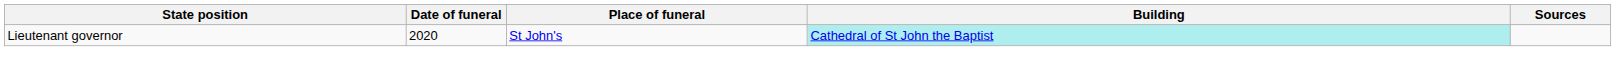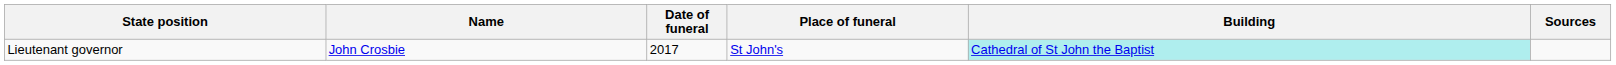+ column: (486, 22)
(423, 35) 2020 -> (664, 49) 2017
